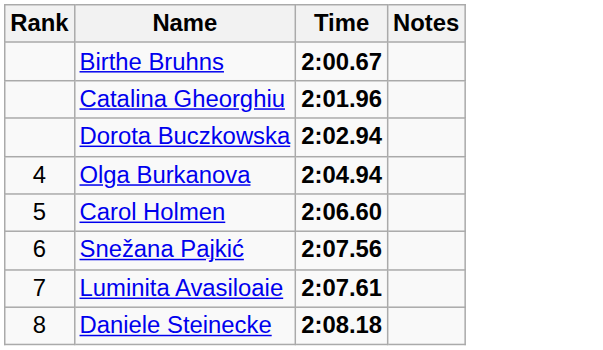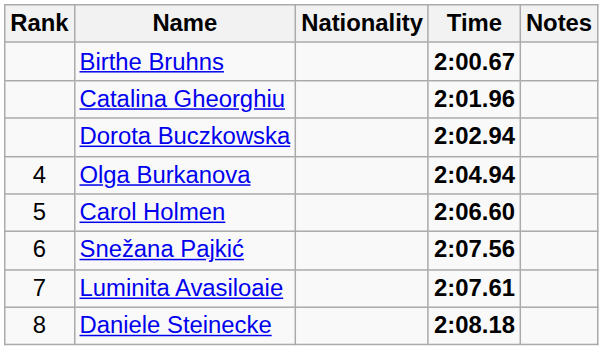+ column: (362, 23)
